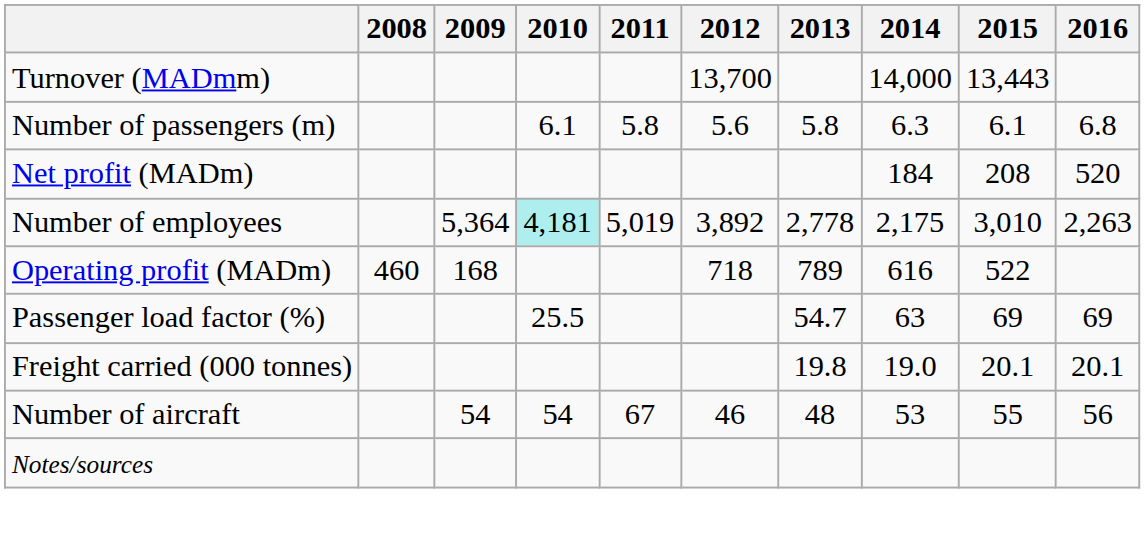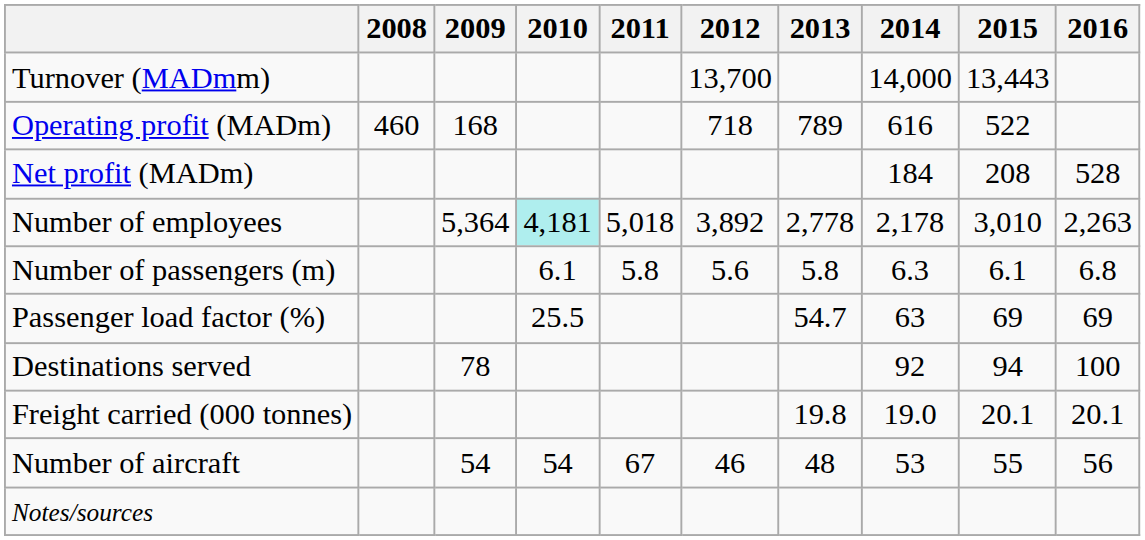rows swapped: (172, 269) <-> (174, 125)
(1098, 173) 520 -> (1098, 173) 528
(640, 221) 5,019 -> (640, 221) 5,018
(910, 221) 2,175 -> (910, 221) 2,178
+ row: (131, 366)
